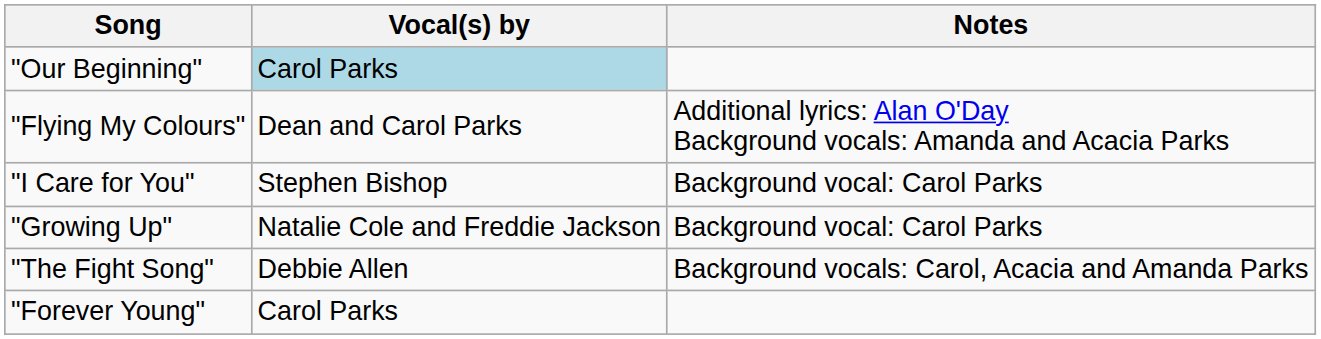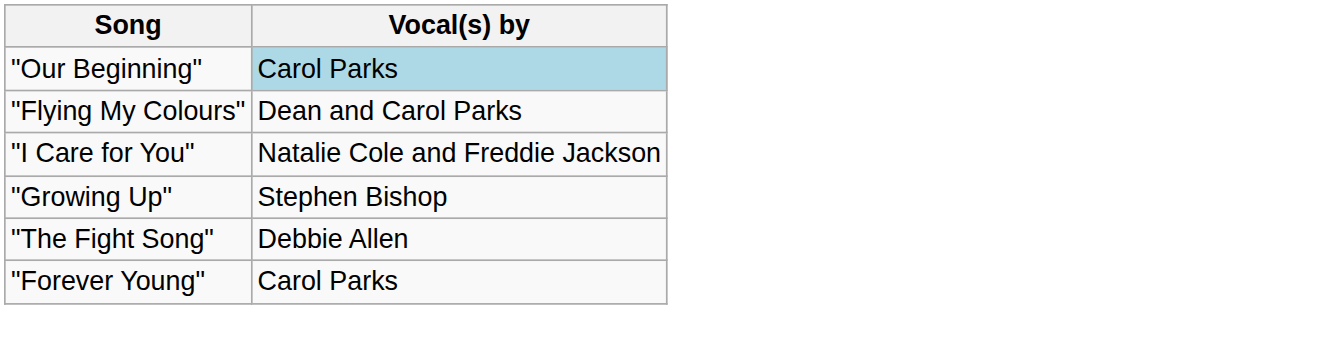- column: (991, 25)
(353, 183) Stephen Bishop -> (459, 153) Natalie Cole and Freddie Jackson
(459, 226) Natalie Cole and Freddie Jackson -> (353, 196) Stephen Bishop
